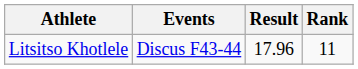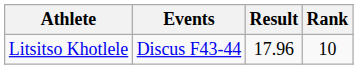(327, 49) 11 -> (327, 49) 10
